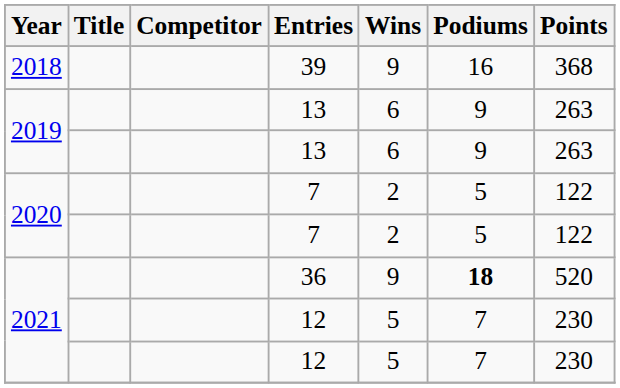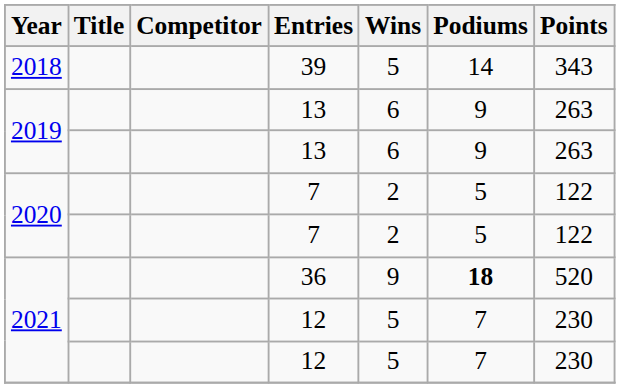(393, 67) 9 -> (393, 67) 5
(481, 67) 16 -> (481, 67) 14
(574, 67) 368 -> (574, 67) 343
